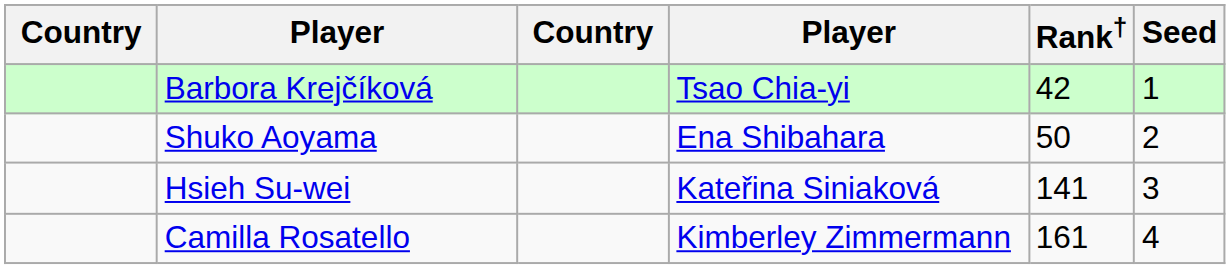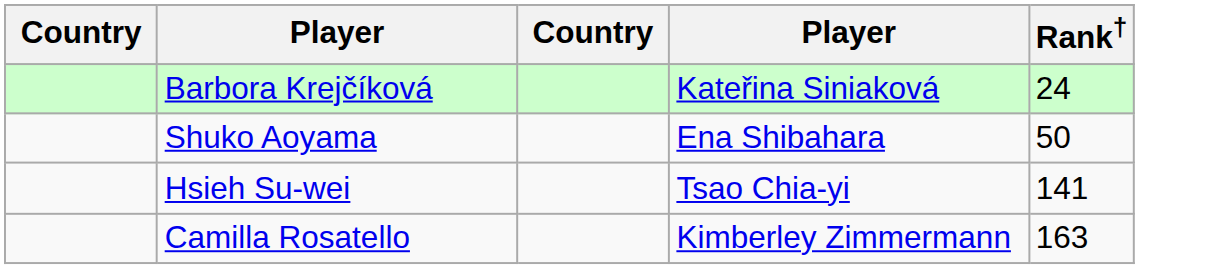- column: (1180, 33)
(763, 88) Tsao Chia-yi -> (808, 88) Kateřina Siniaková
(1053, 88) 42 -> (1053, 88) 24
(808, 187) Kateřina Siniaková -> (763, 187) Tsao Chia-yi
(1062, 237) 161 -> (1062, 237) 163
